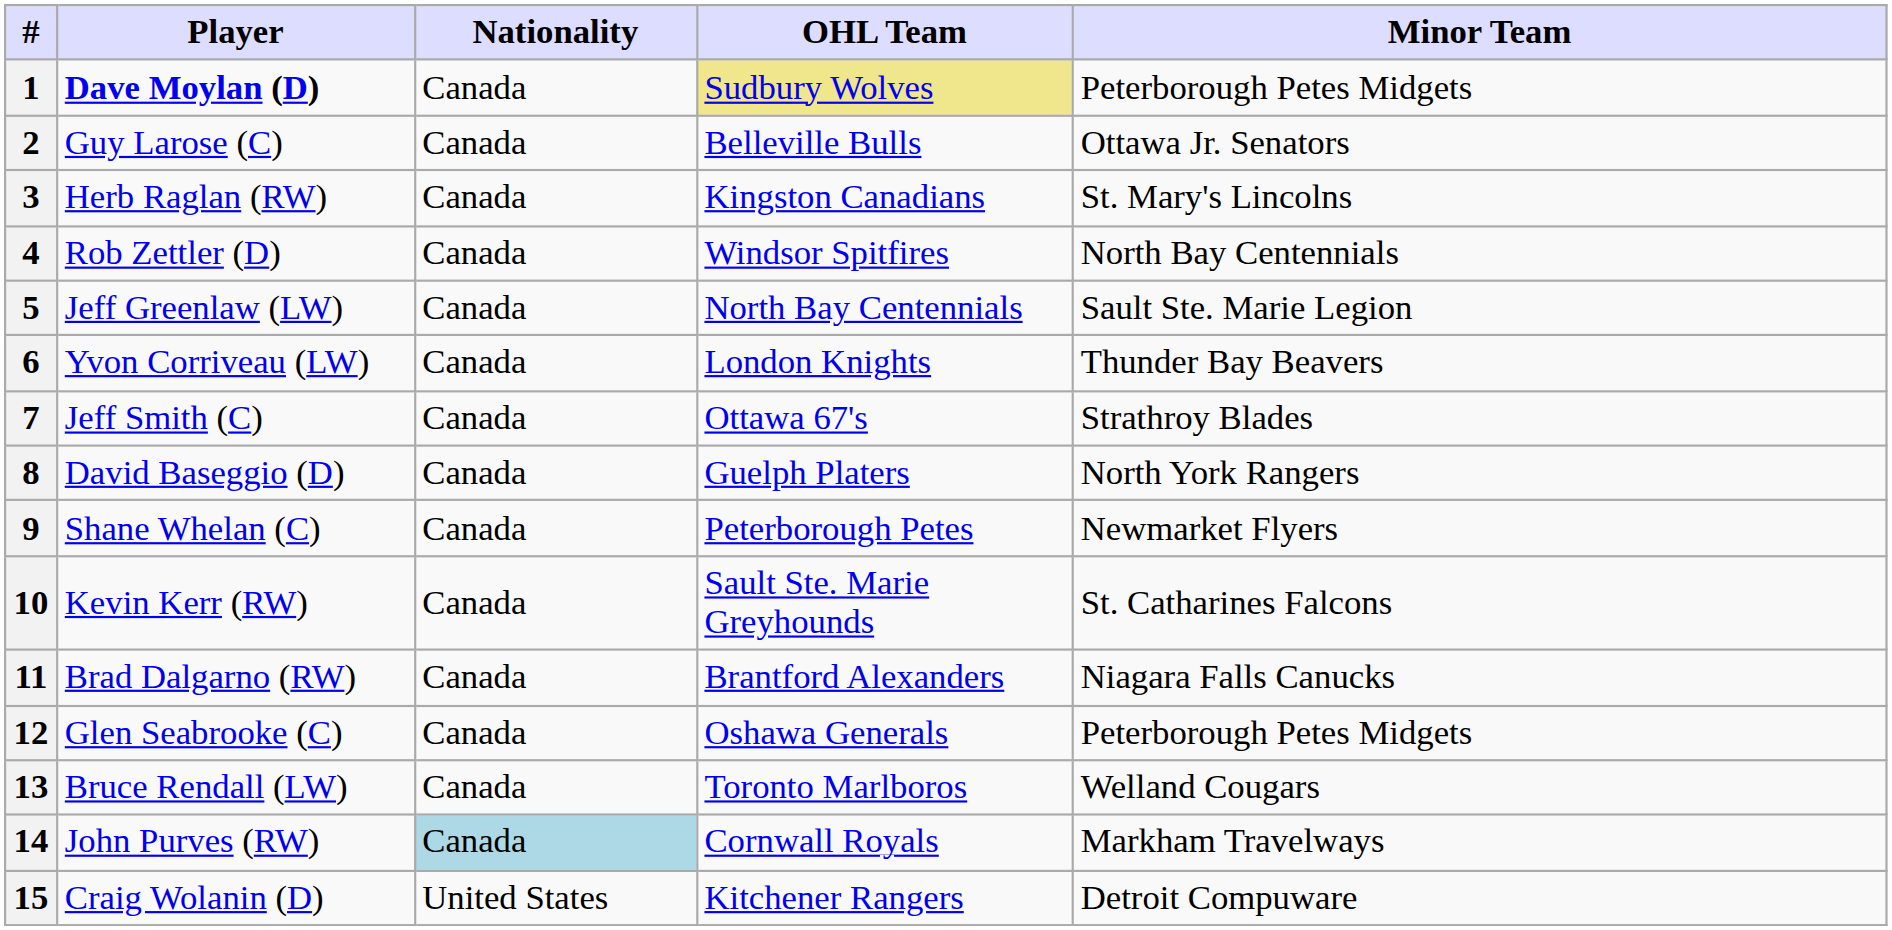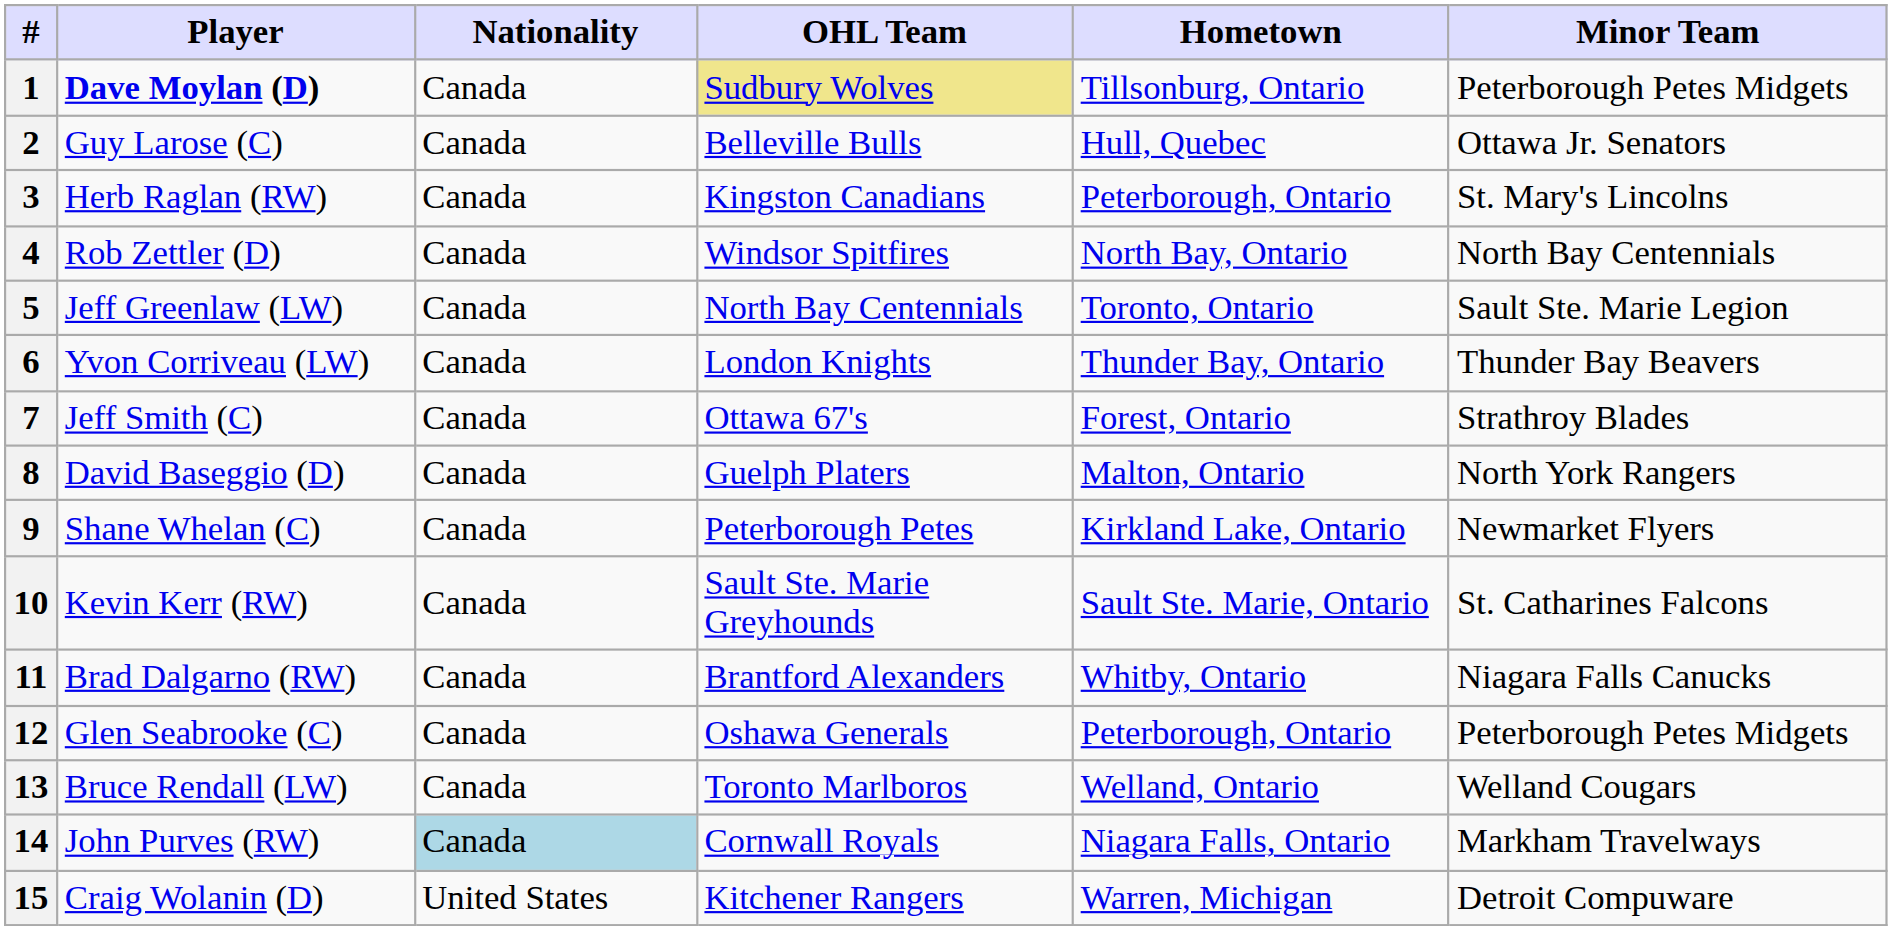+ column: (1261, 32)
